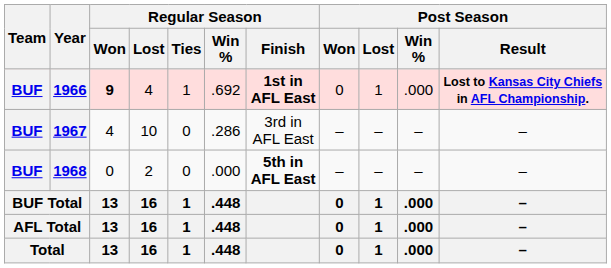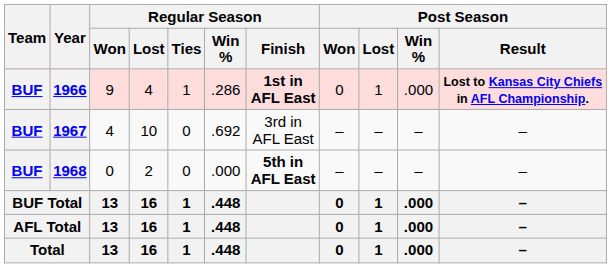(110, 89) bold -> (110, 89) normal
(226, 89) .692 -> (226, 89) .286
(226, 130) .286 -> (226, 130) .692
